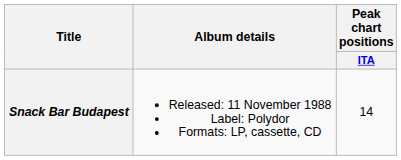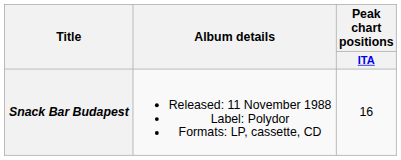(366, 112) 14 -> (366, 112) 16
